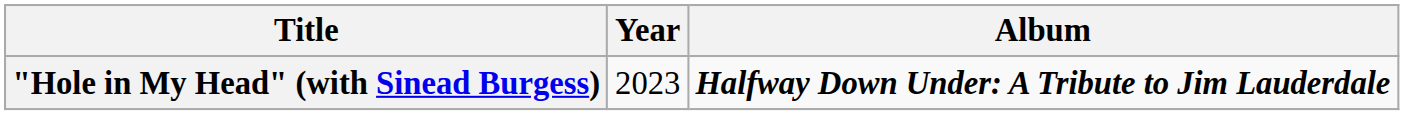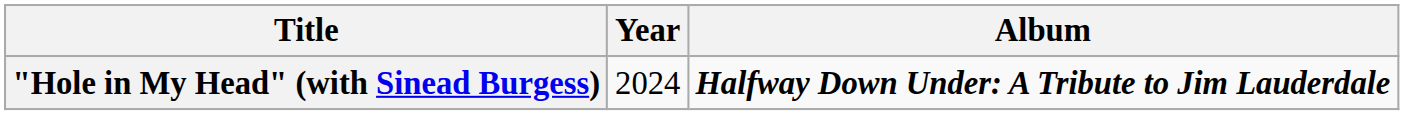(648, 82) 2023 -> (648, 82) 2024
